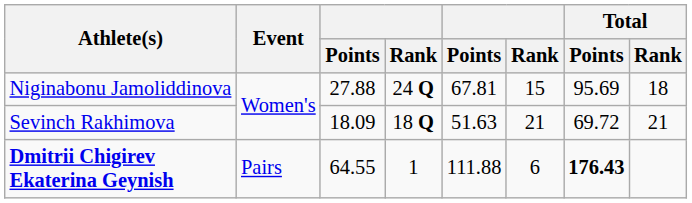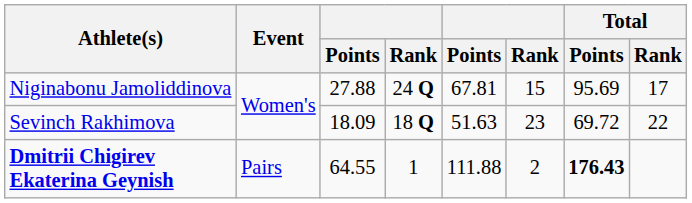(658, 89) 18 -> (658, 89) 17
(535, 122) 21 -> (535, 122) 23
(658, 122) 21 -> (658, 122) 22
(535, 168) 6 -> (535, 168) 2
